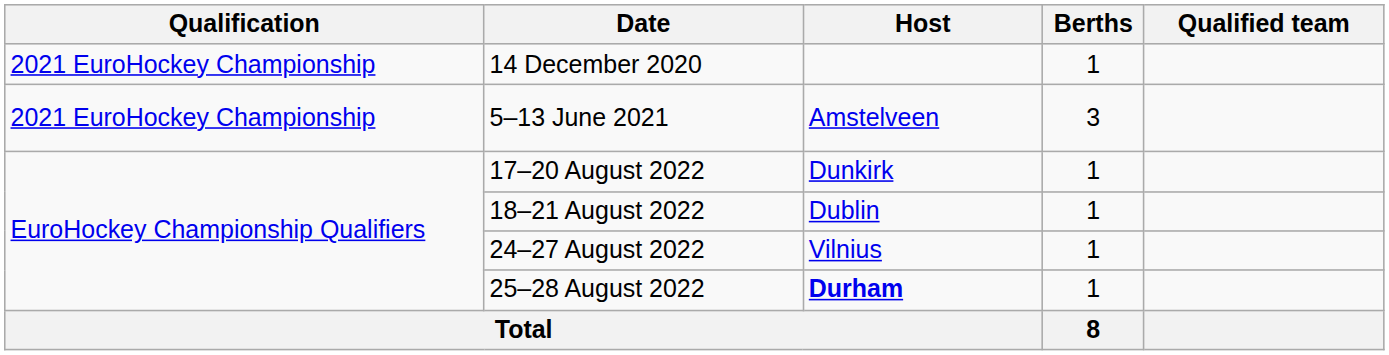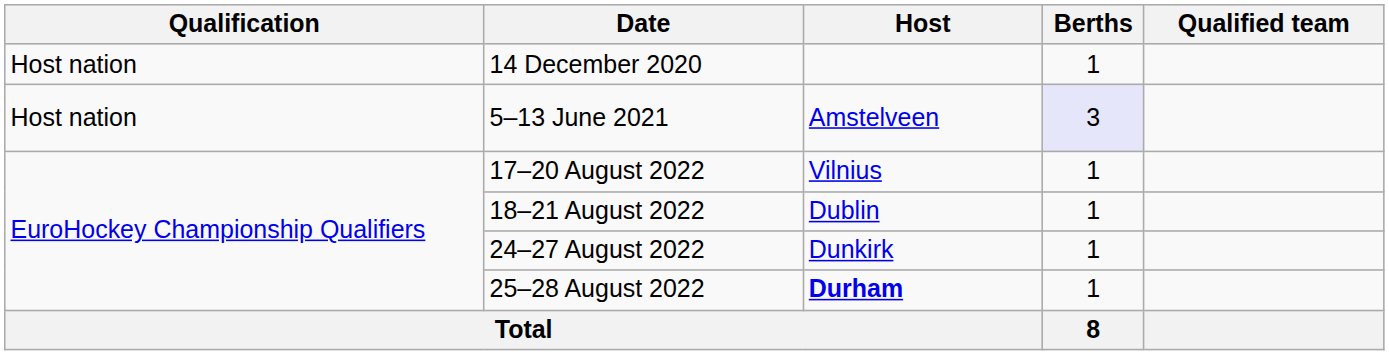(193, 63) 2021 EuroHockey Championship -> (74, 63) Host nation
(193, 117) 2021 EuroHockey Championship -> (74, 117) Host nation
(1093, 117) no background -> (1093, 117) lavender background
(851, 171) Dunkirk -> (845, 171) Vilnius
(845, 250) Vilnius -> (851, 250) Dunkirk
